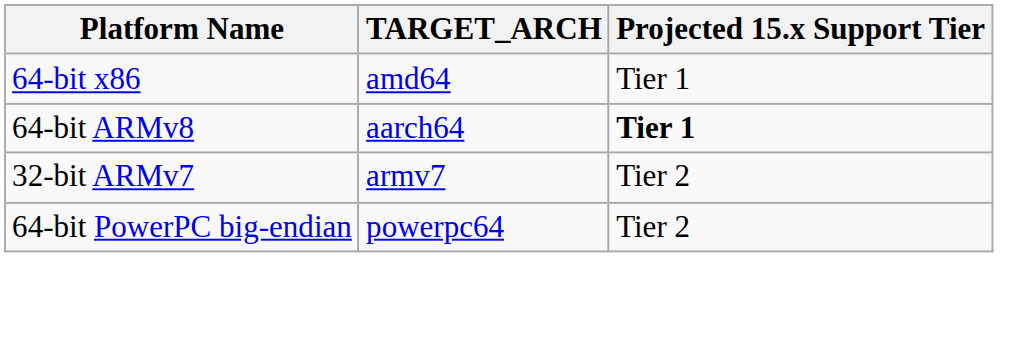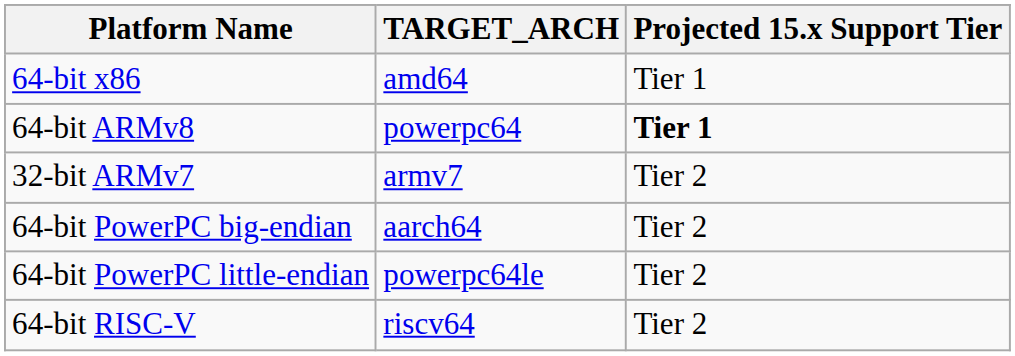(415, 127) aarch64 -> (452, 127) powerpc64
(435, 226) powerpc64 -> (432, 226) aarch64
+ row: (191, 275)
+ row: (104, 324)
